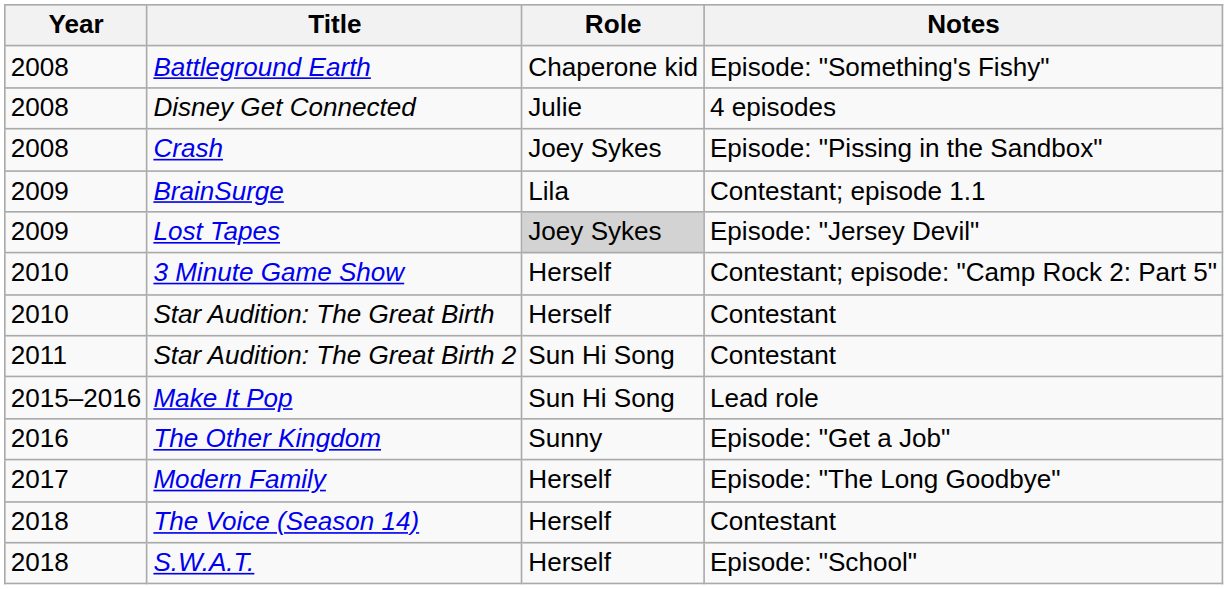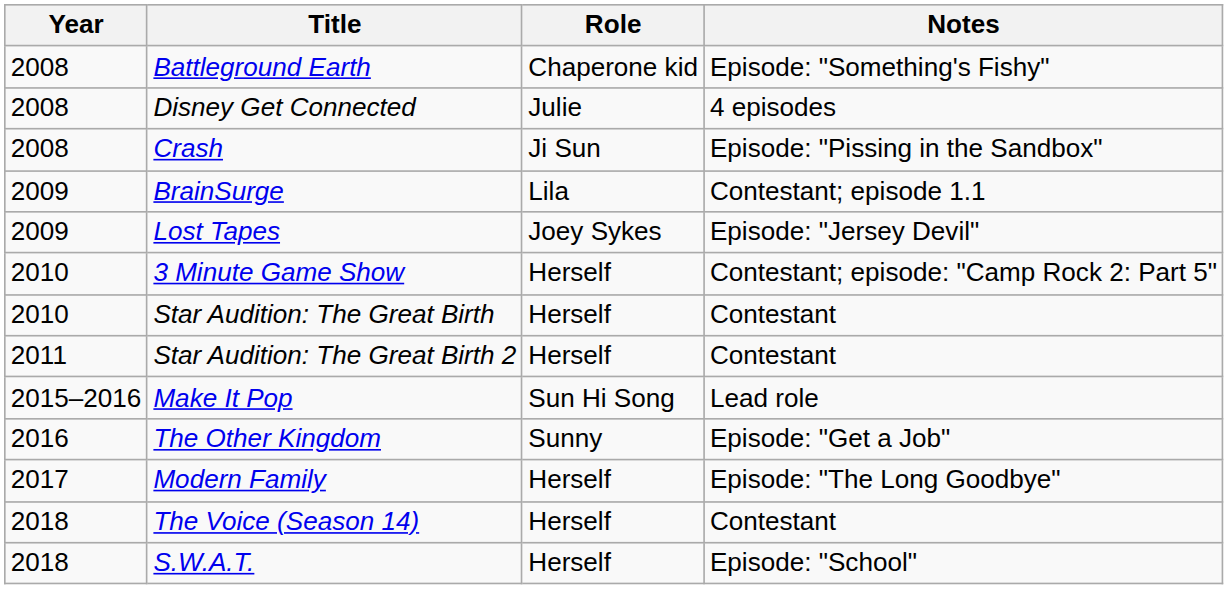(595, 149) Joey Sykes -> (565, 149) Ji Sun
(595, 231) lightgrey background -> (595, 231) no background
(602, 356) Sun Hi Song -> (570, 356) Herself
